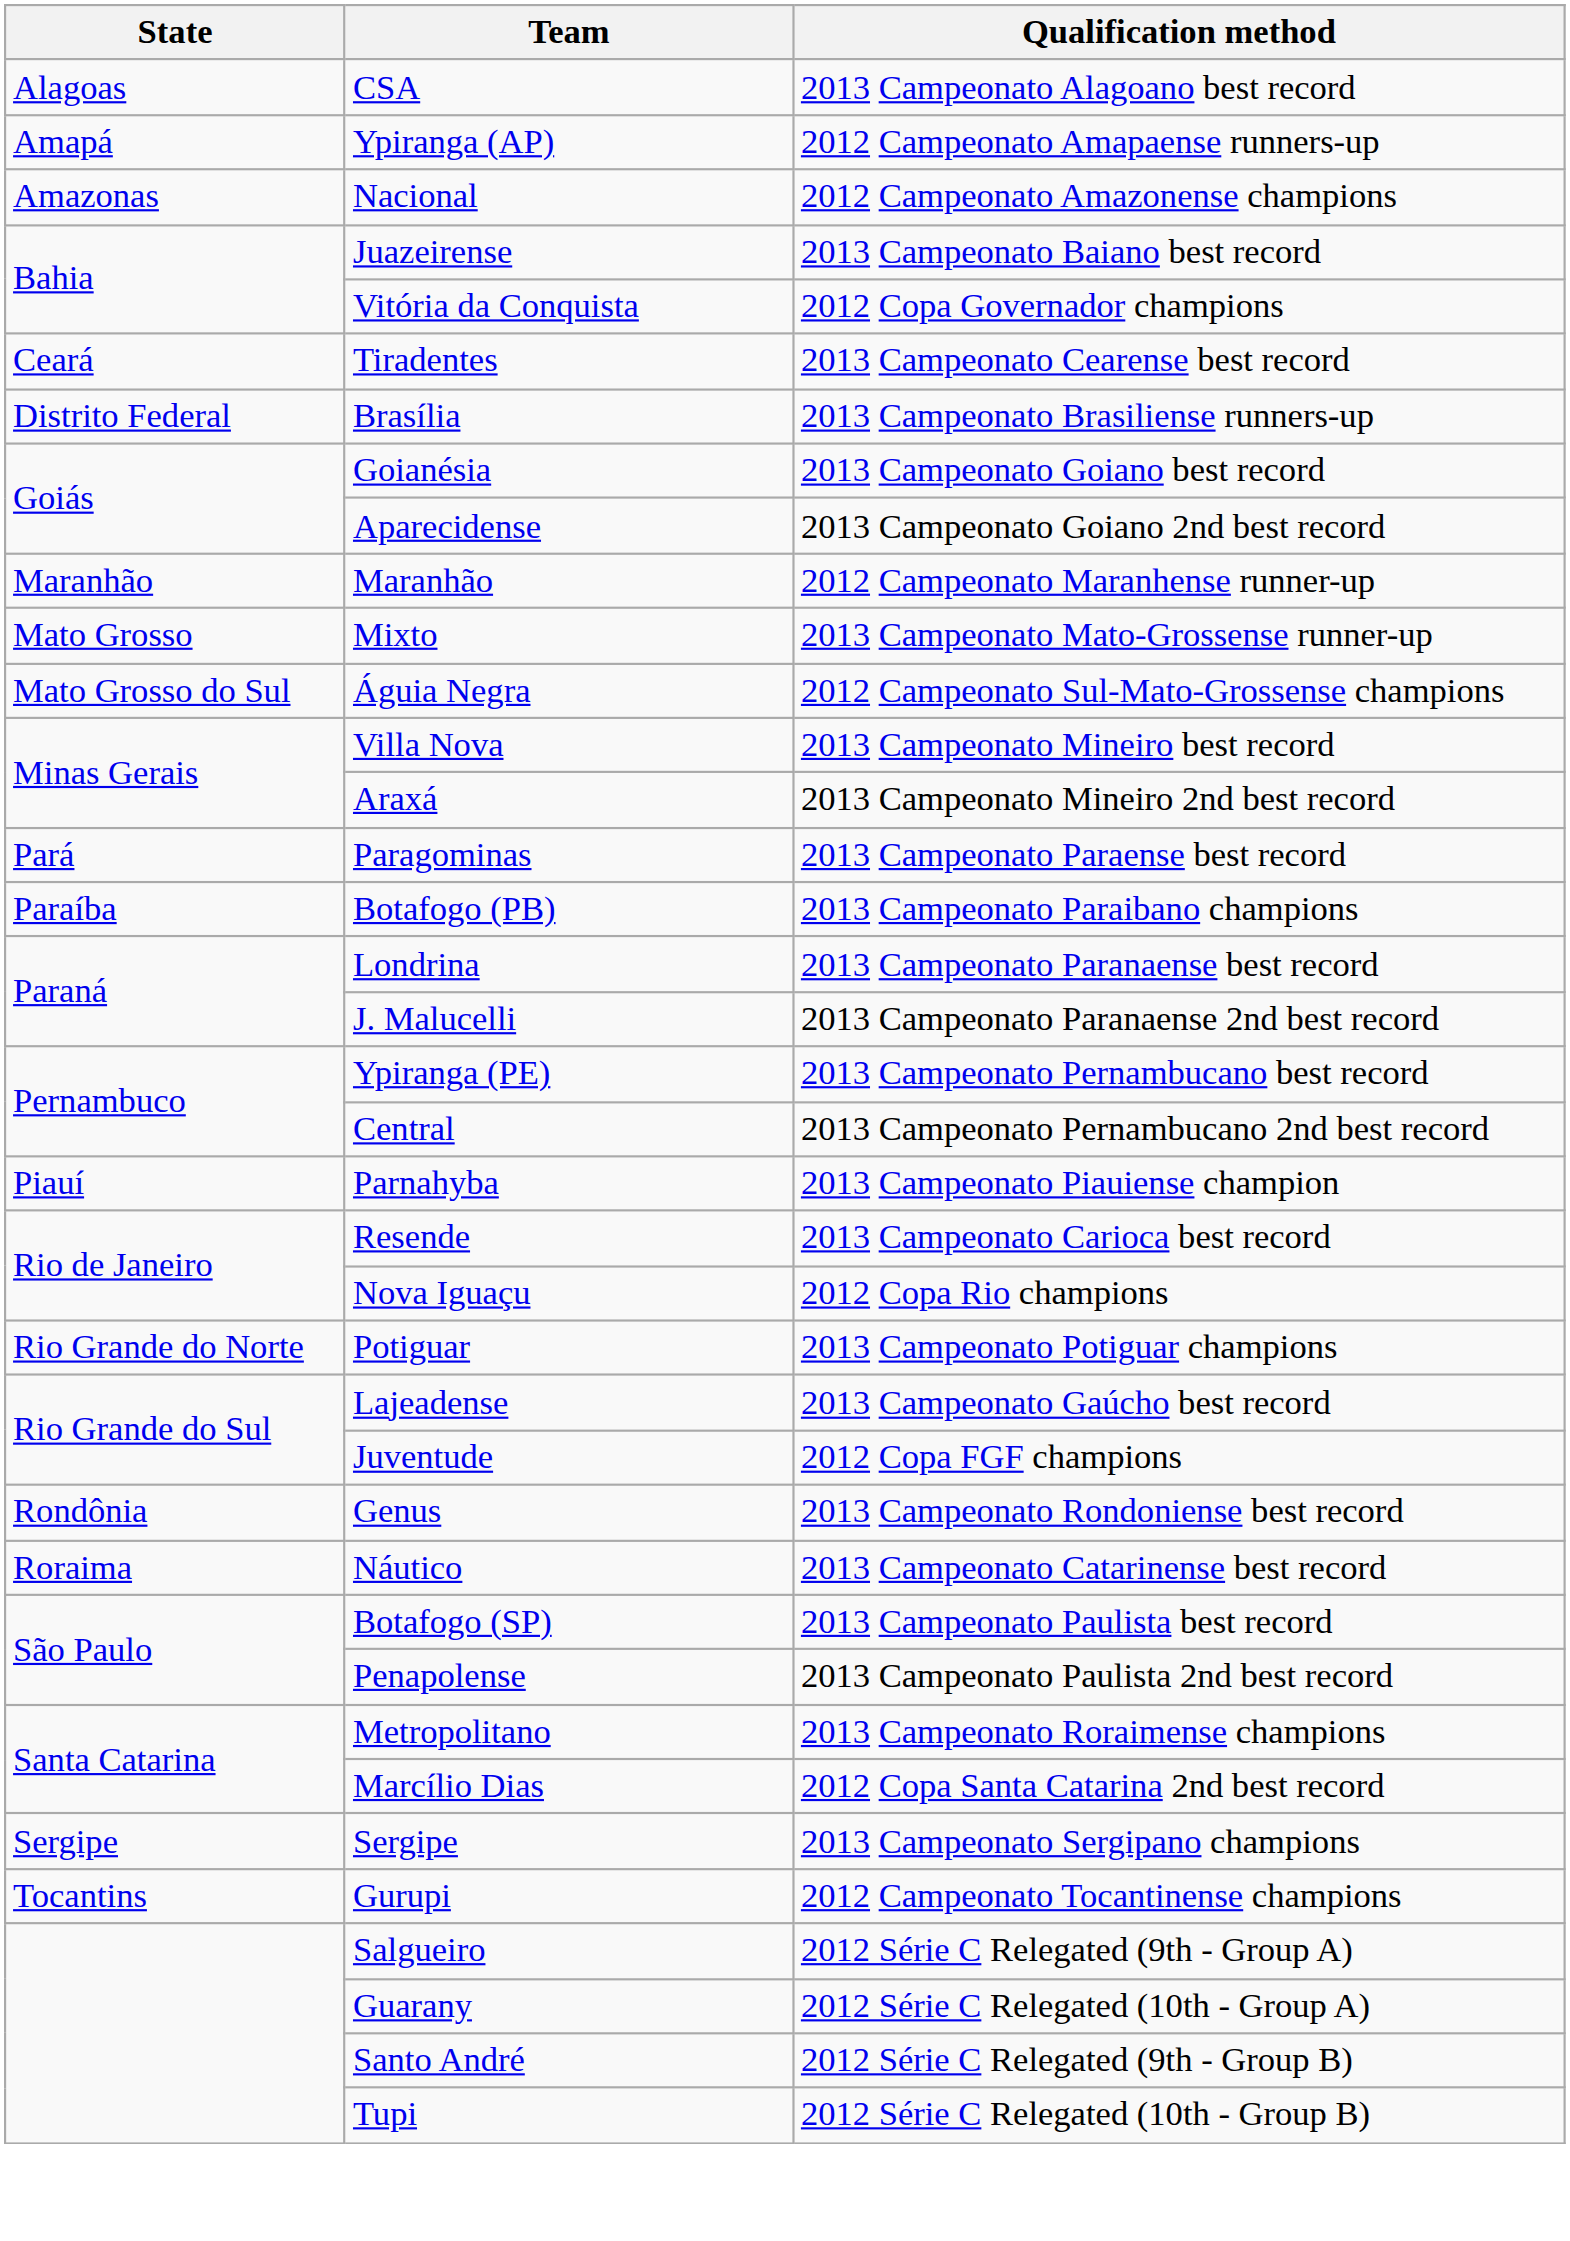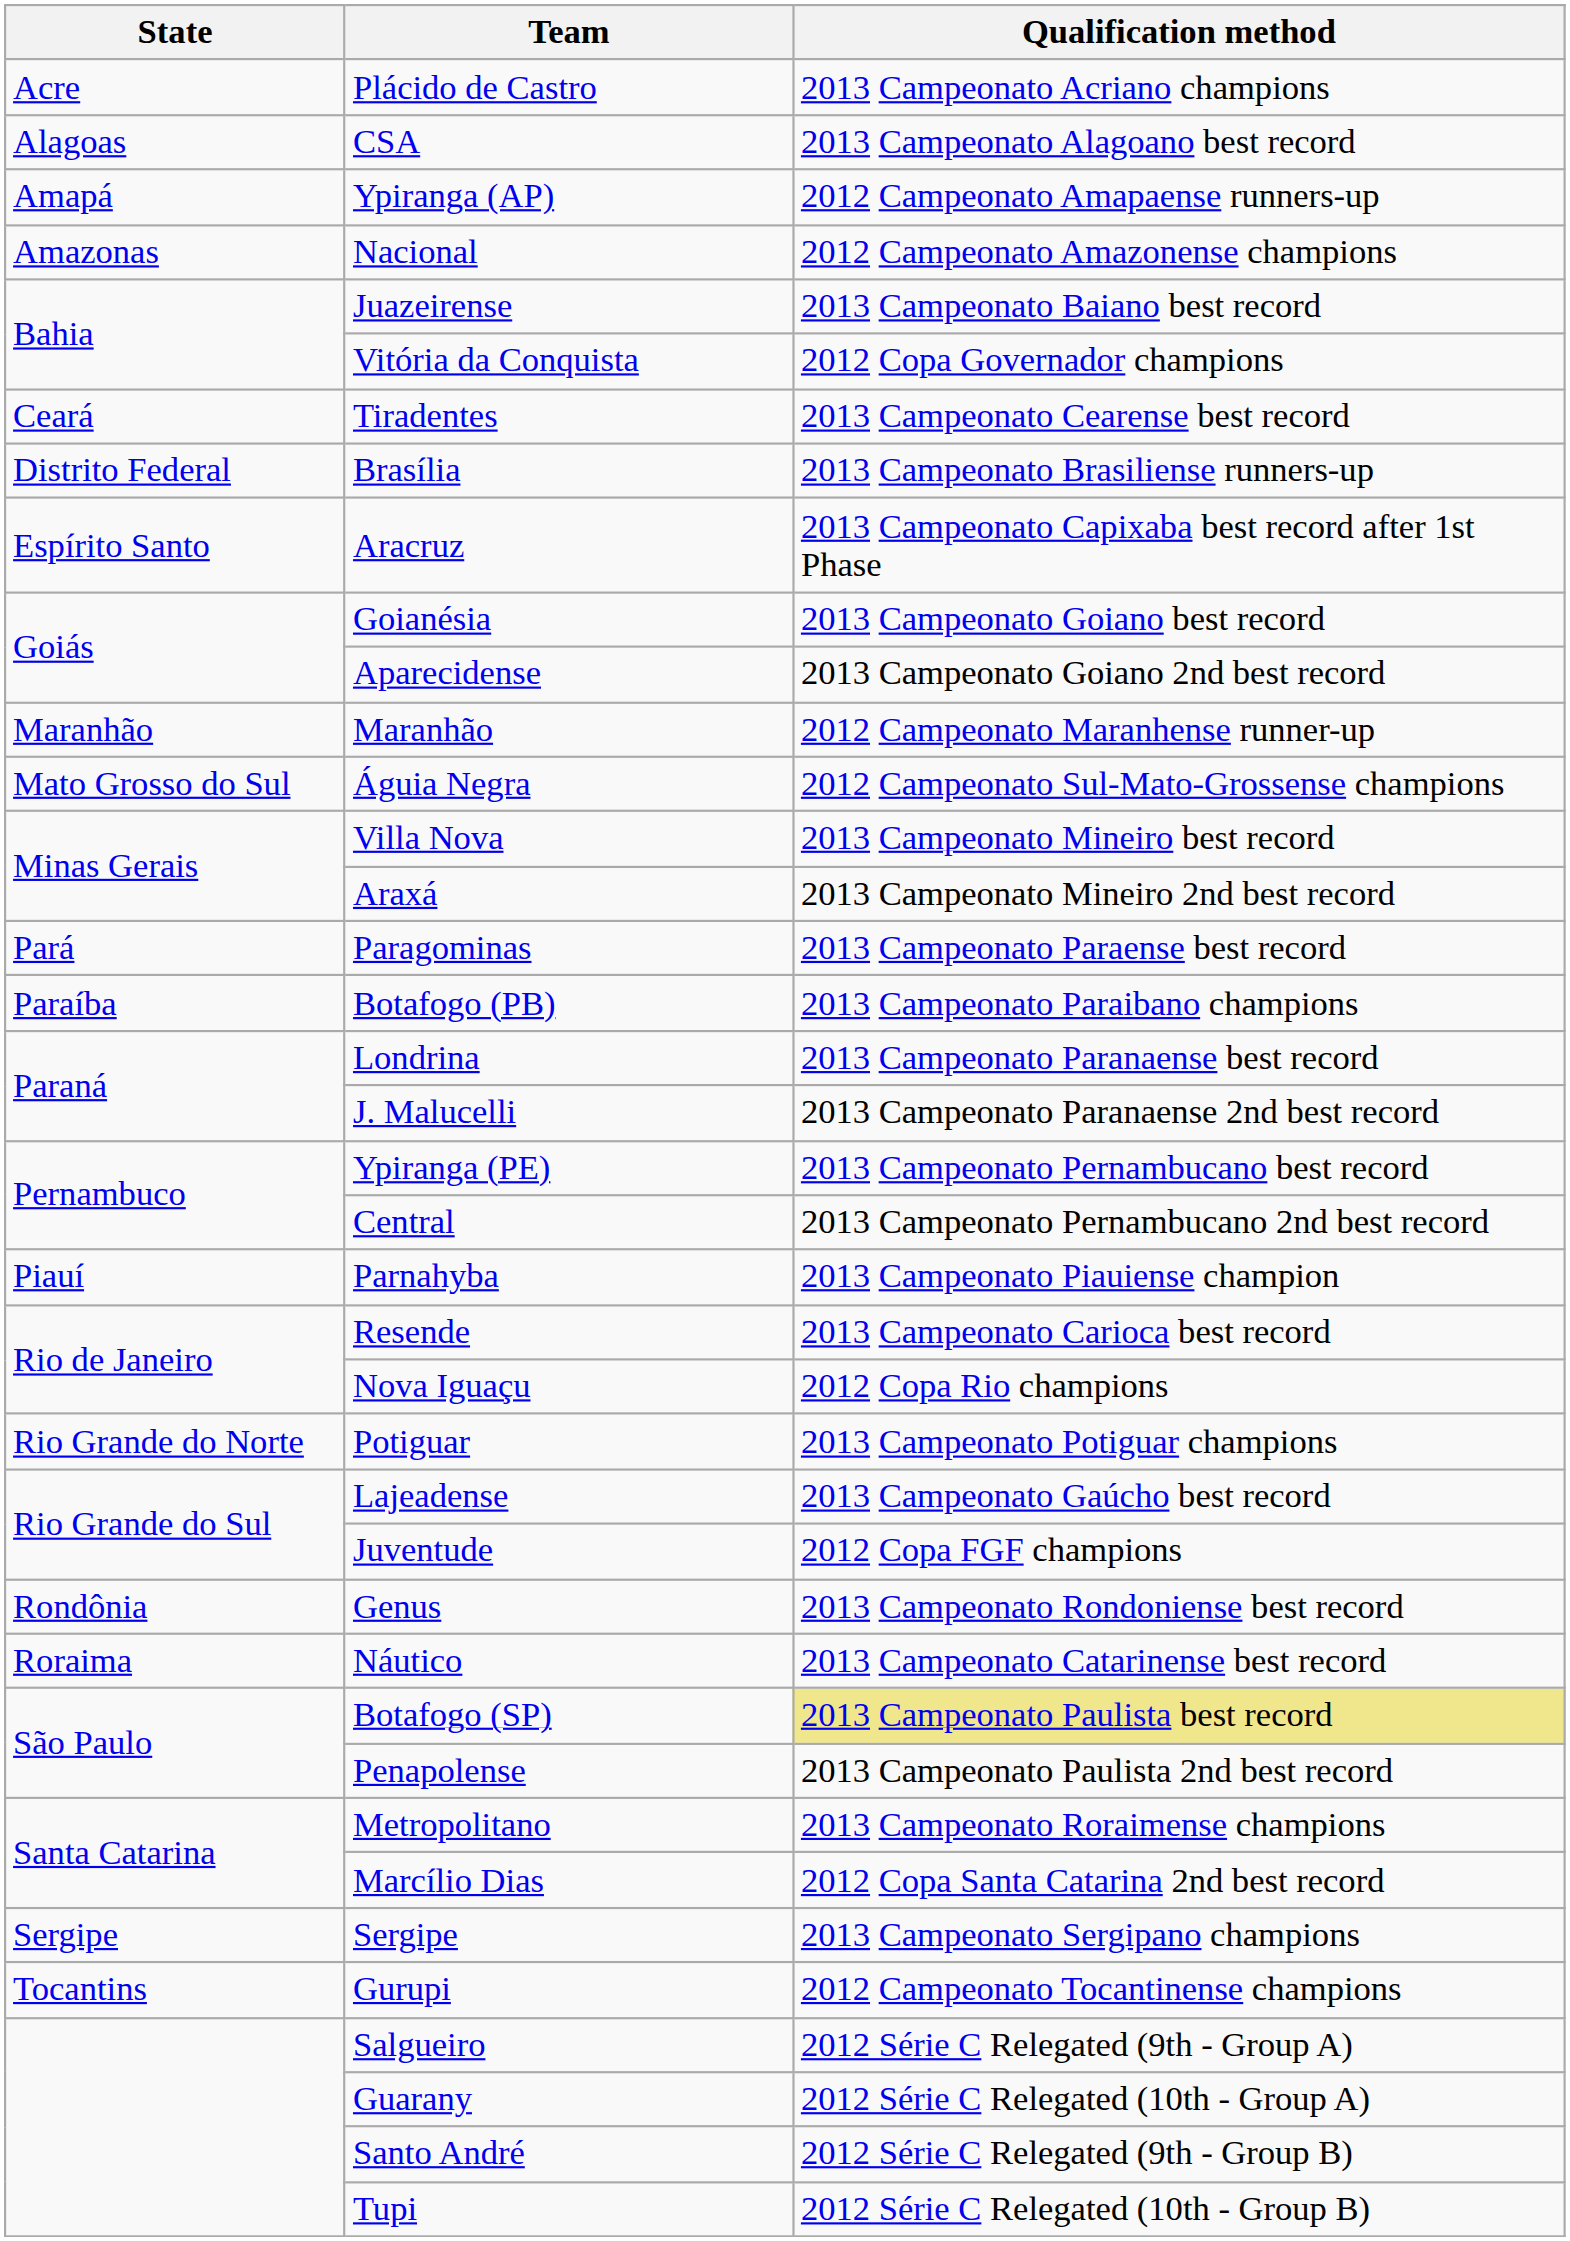+ row: (475, 86)
+ row: (409, 544)
- row: (395, 634)
(1067, 1621) no background -> (1067, 1715) khaki background
